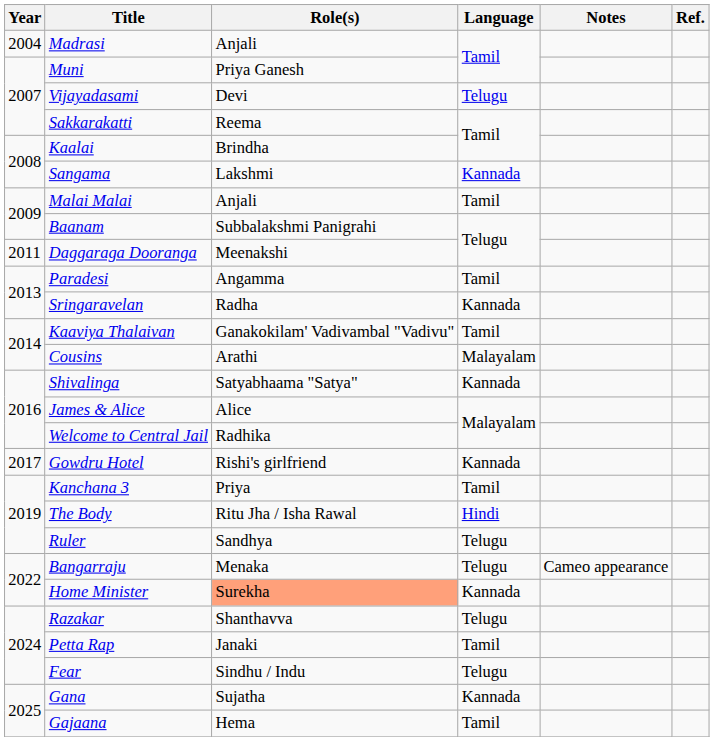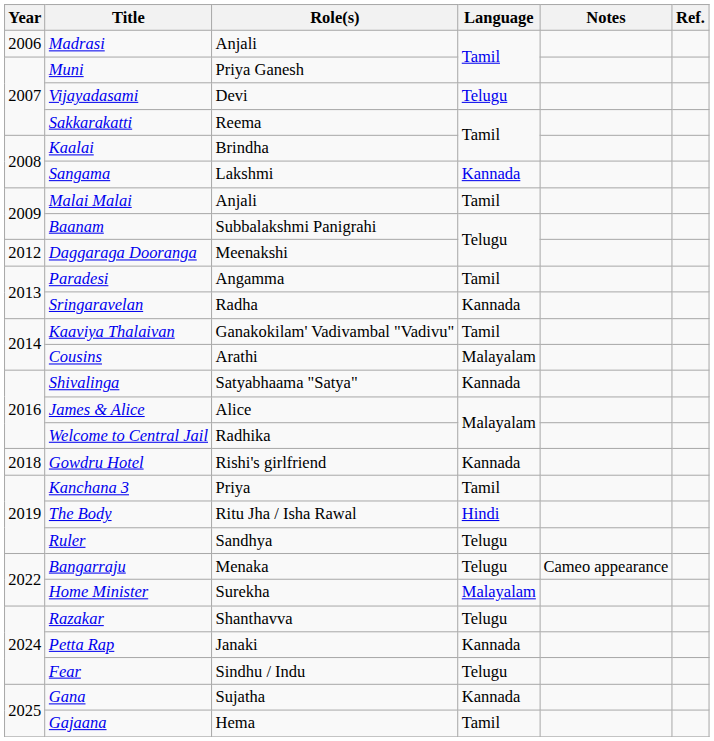(25, 43) 2004 -> (25, 43) 2006
(24, 252) 2011 -> (25, 252) 2012
(25, 461) 2017 -> (25, 461) 2018
(243, 592) lightsalmon background -> (243, 592) no background
(491, 592) Kannada -> (499, 592) Malayalam
(481, 644) Tamil -> (491, 644) Kannada
